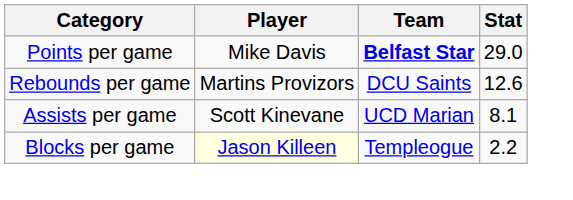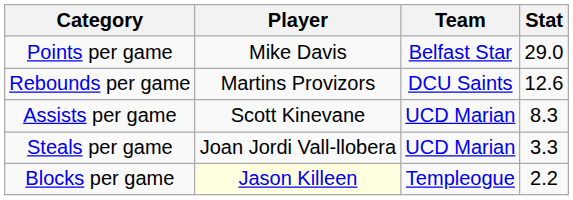(419, 52) bold -> (460, 52) normal
(503, 115) 8.1 -> (544, 115) 8.3
+ row: (100, 147)
